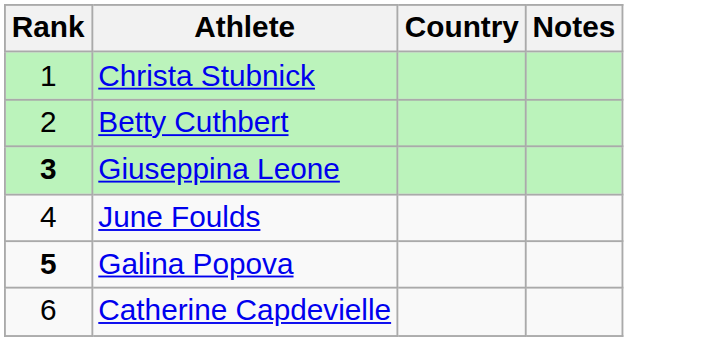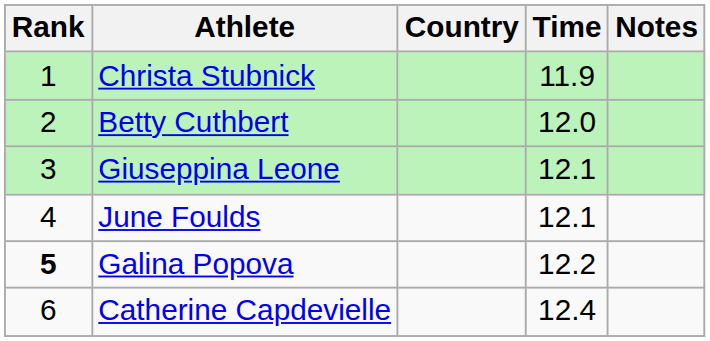+ column: (567, 28)
(48, 169) bold -> (48, 169) normal
